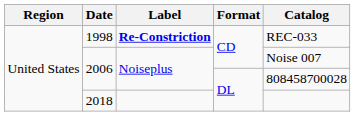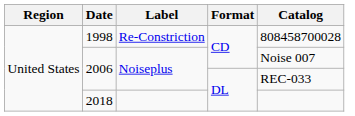(165, 36) bold -> (162, 36) normal
(292, 36) REC-033 -> (301, 36) 808458700028
(307, 79) 808458700028 -> (286, 79) REC-033
